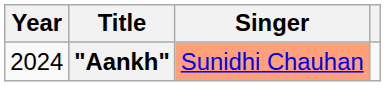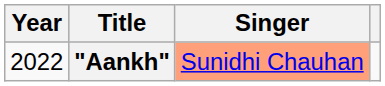(37, 61) 2024 -> (37, 61) 2022
